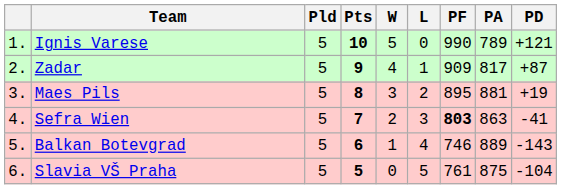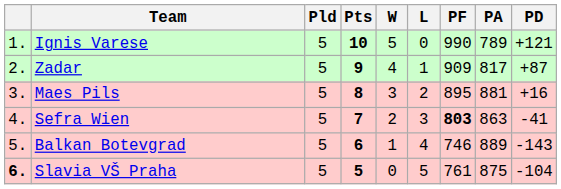(534, 94) +19 -> (534, 94) +16
(18, 171) normal -> (18, 171) bold
